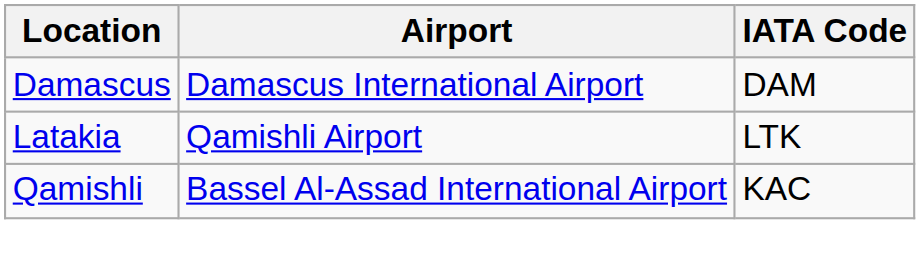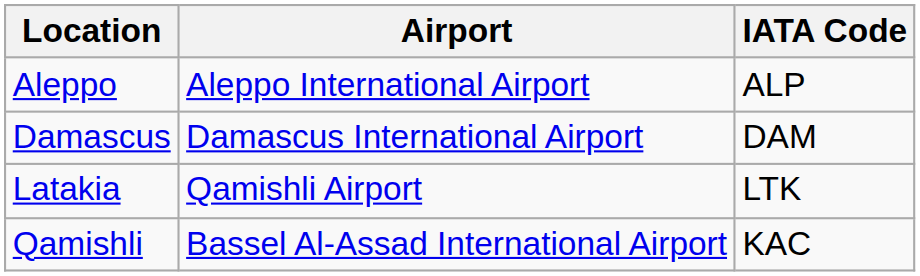+ row: (65, 84)
